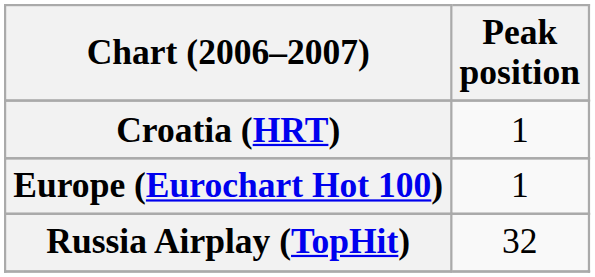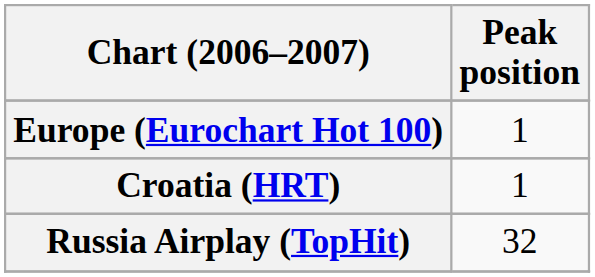rows swapped: (228, 128) <-> (228, 185)
